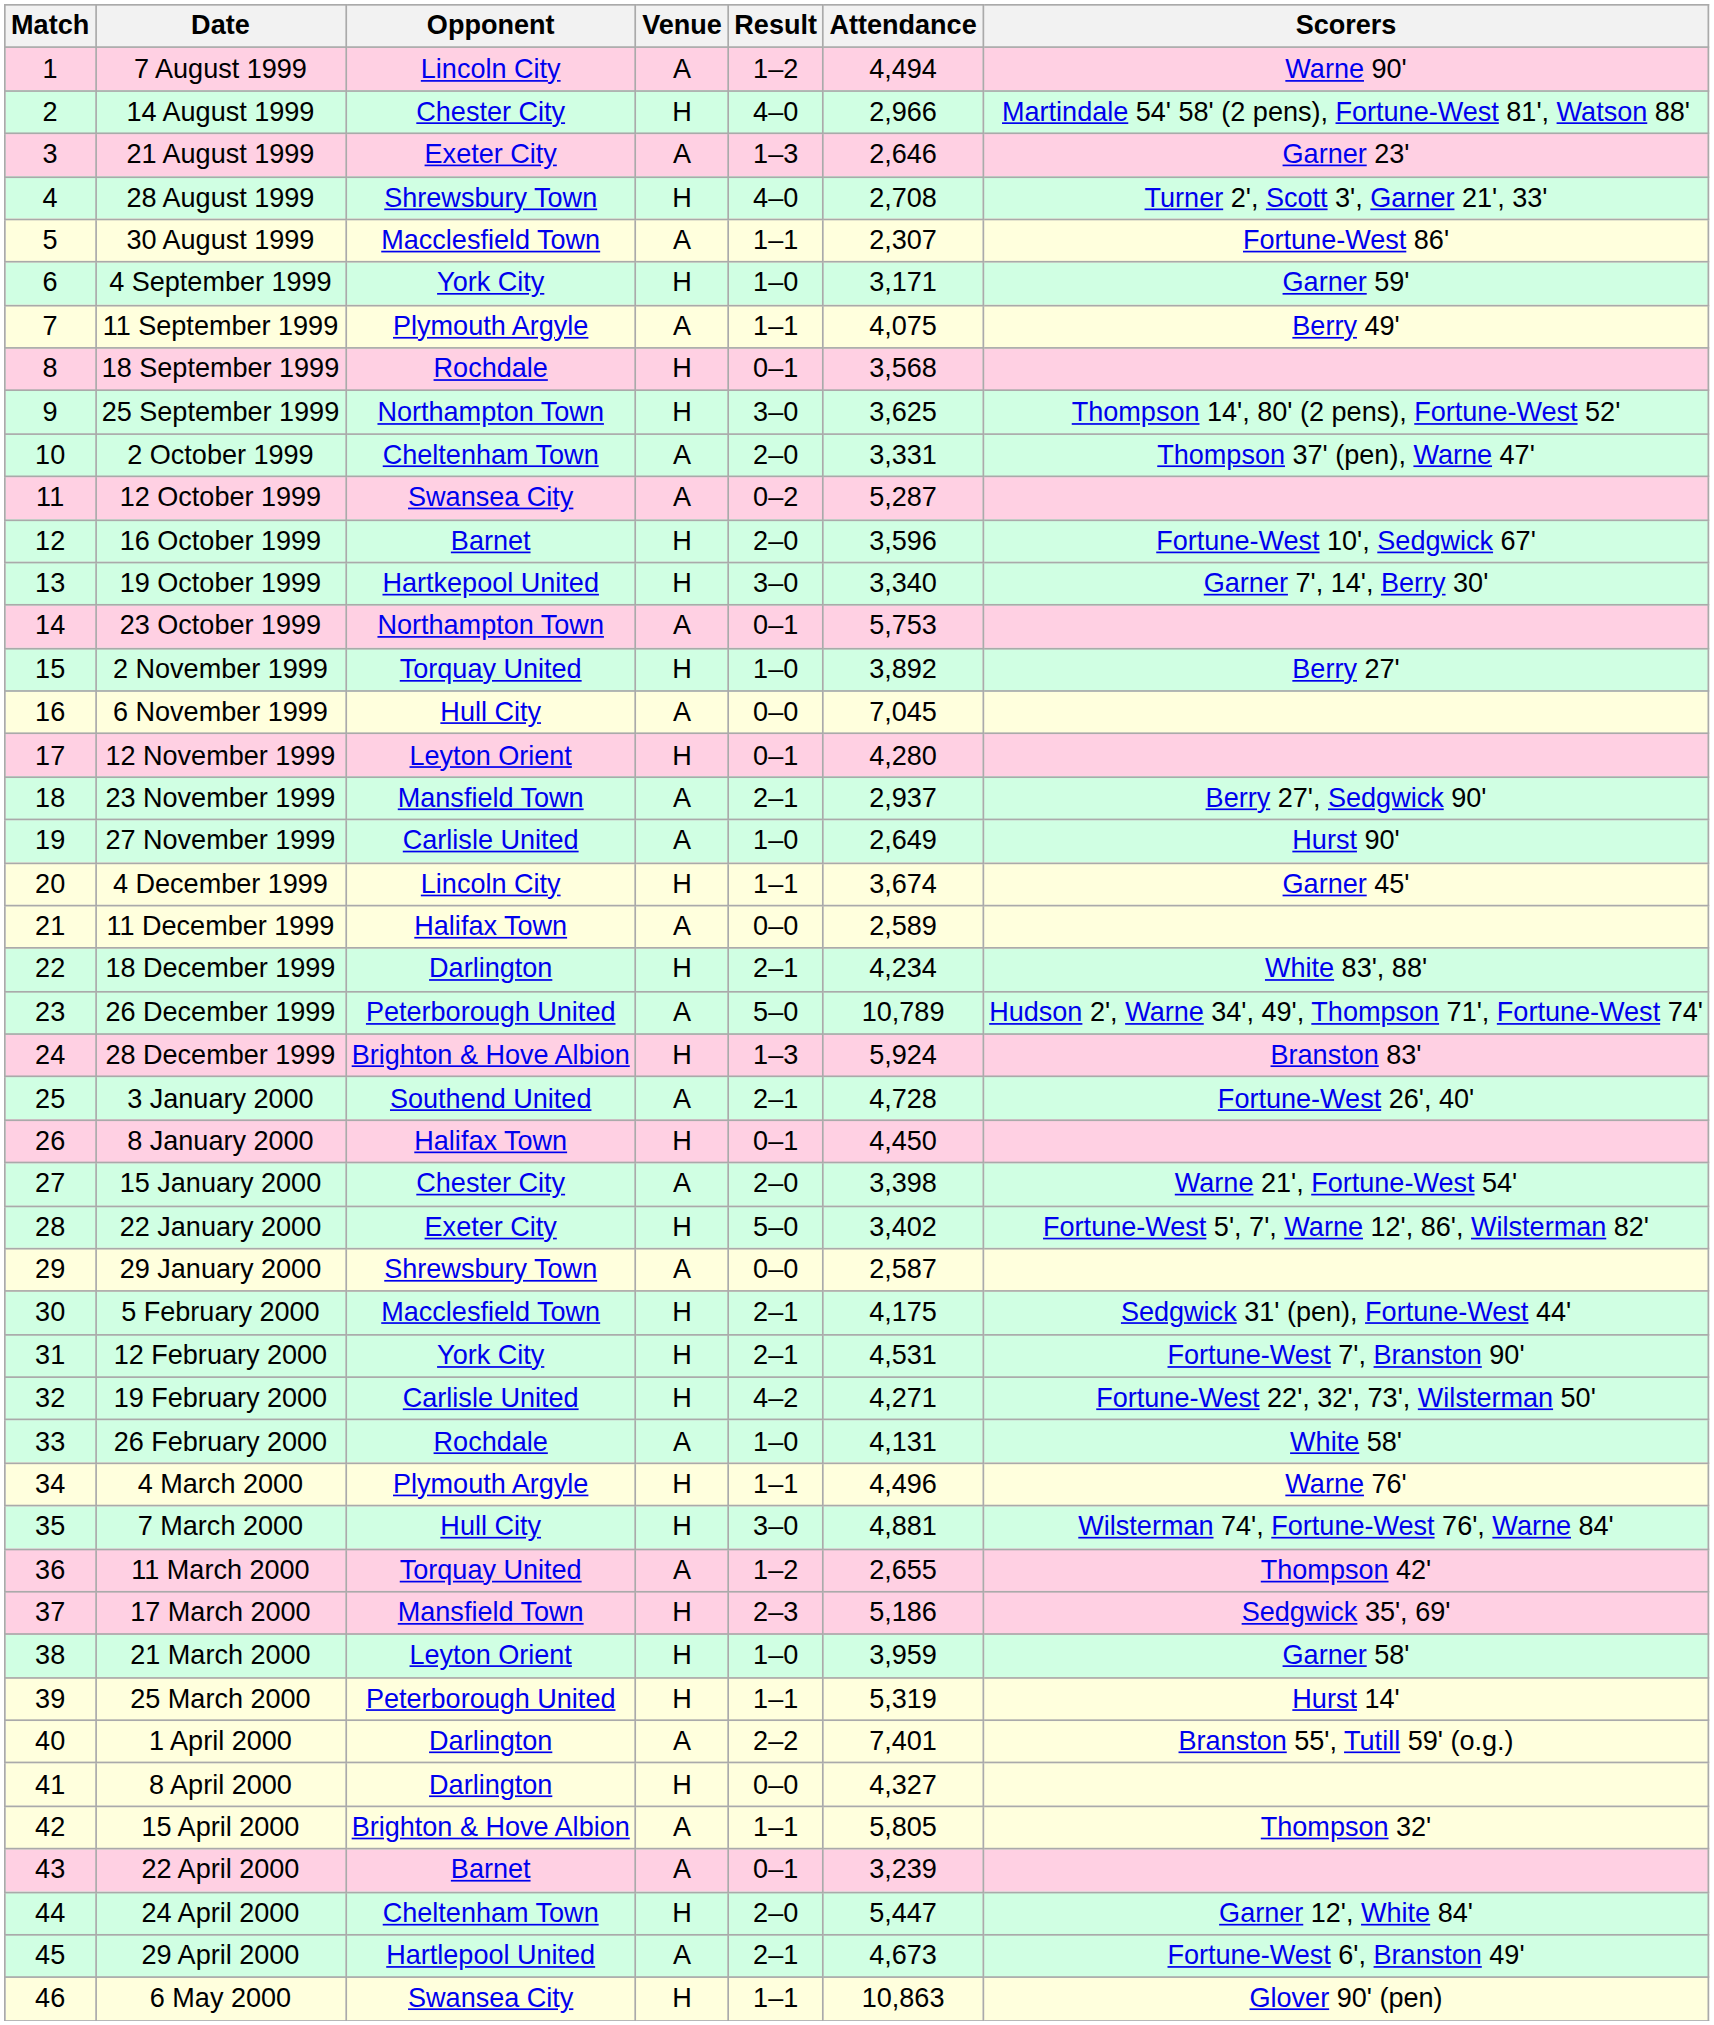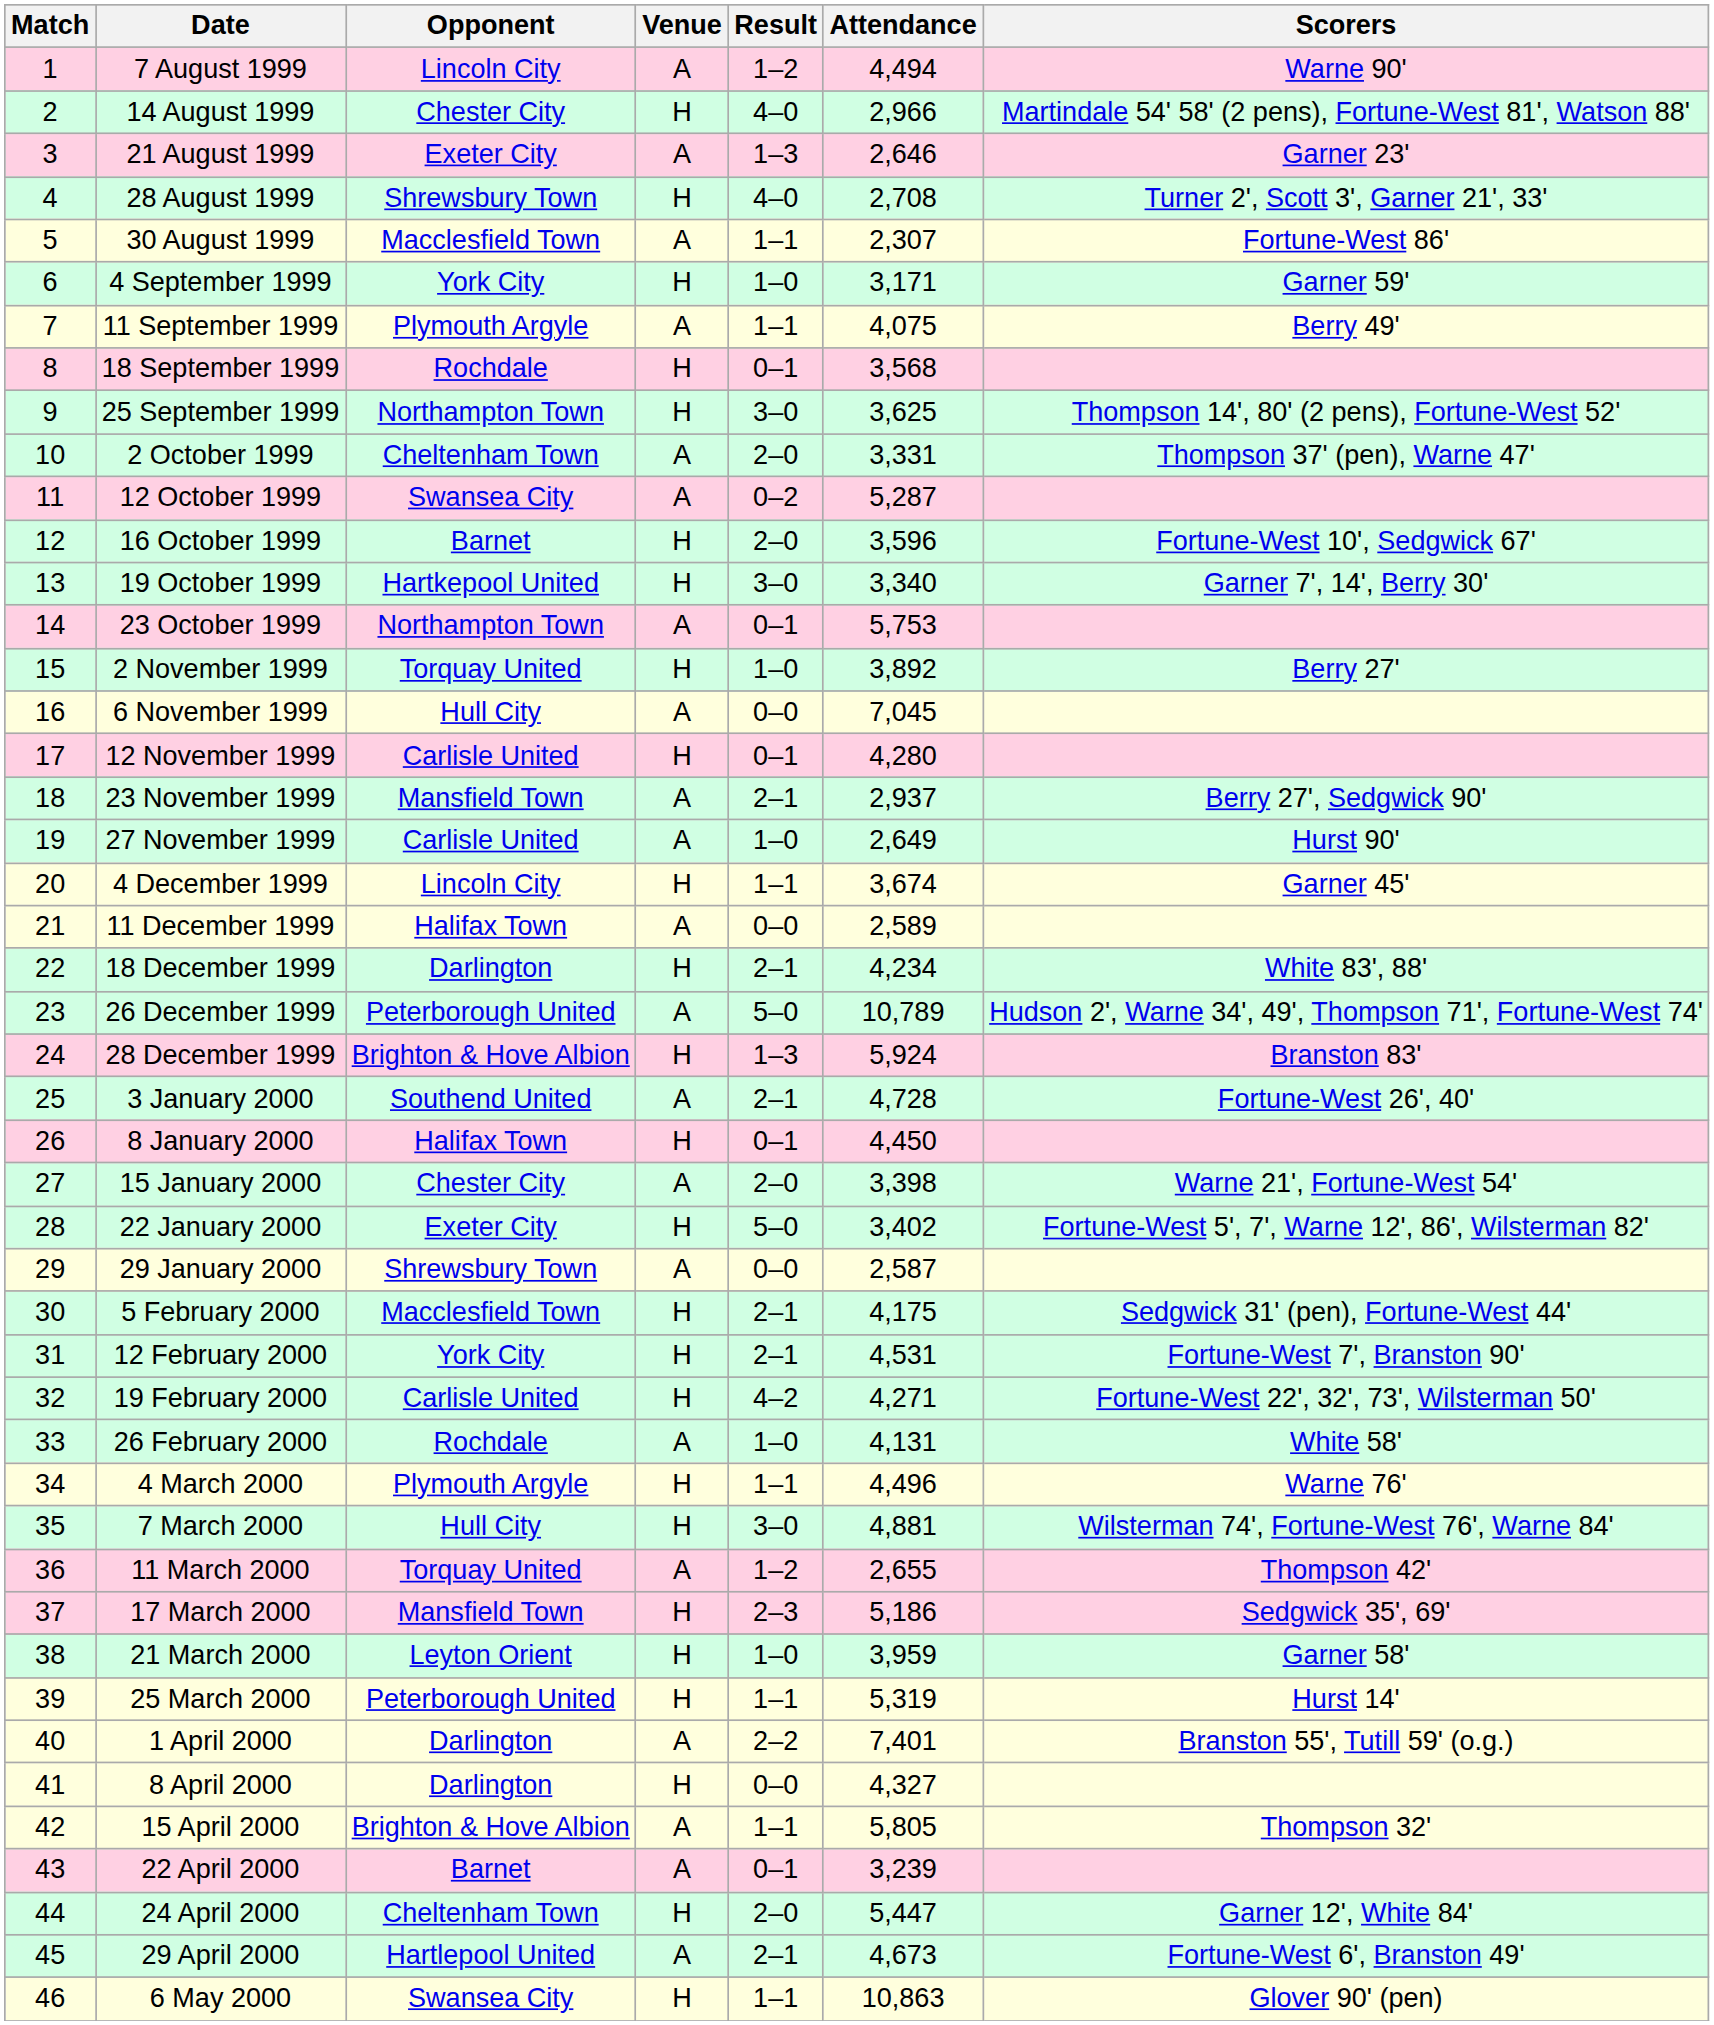(491, 754) Leyton Orient -> (491, 754) Carlisle United
